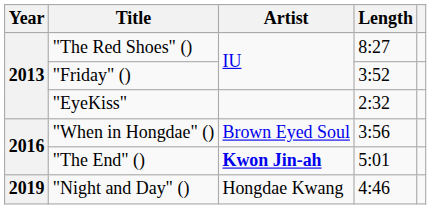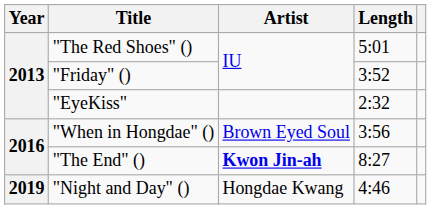(374, 47) 8:27 -> (374, 47) 5:01
(374, 160) 5:01 -> (374, 160) 8:27
